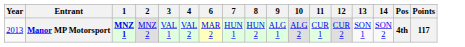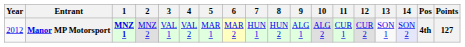+ column: (211, 11)
(15, 29) 2013 -> (15, 29) 2012
(383, 29) no background -> (407, 29) lavender background
(424, 29) 117 -> (447, 29) 127
